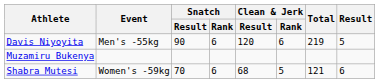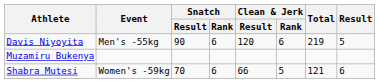(243, 71) 68 -> (243, 71) 66
